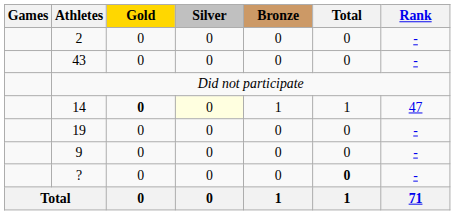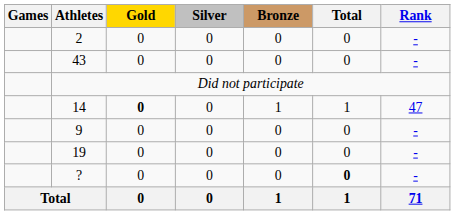(209, 107) lightyellow background -> (209, 107) no background
rows swapped: (79, 130) <-> (79, 153)
